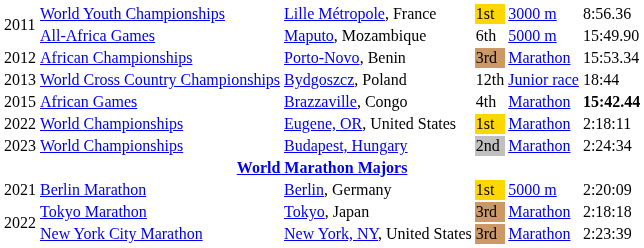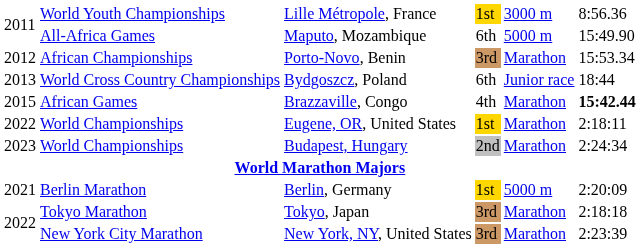(490, 80) 12th -> (486, 80) 6th
